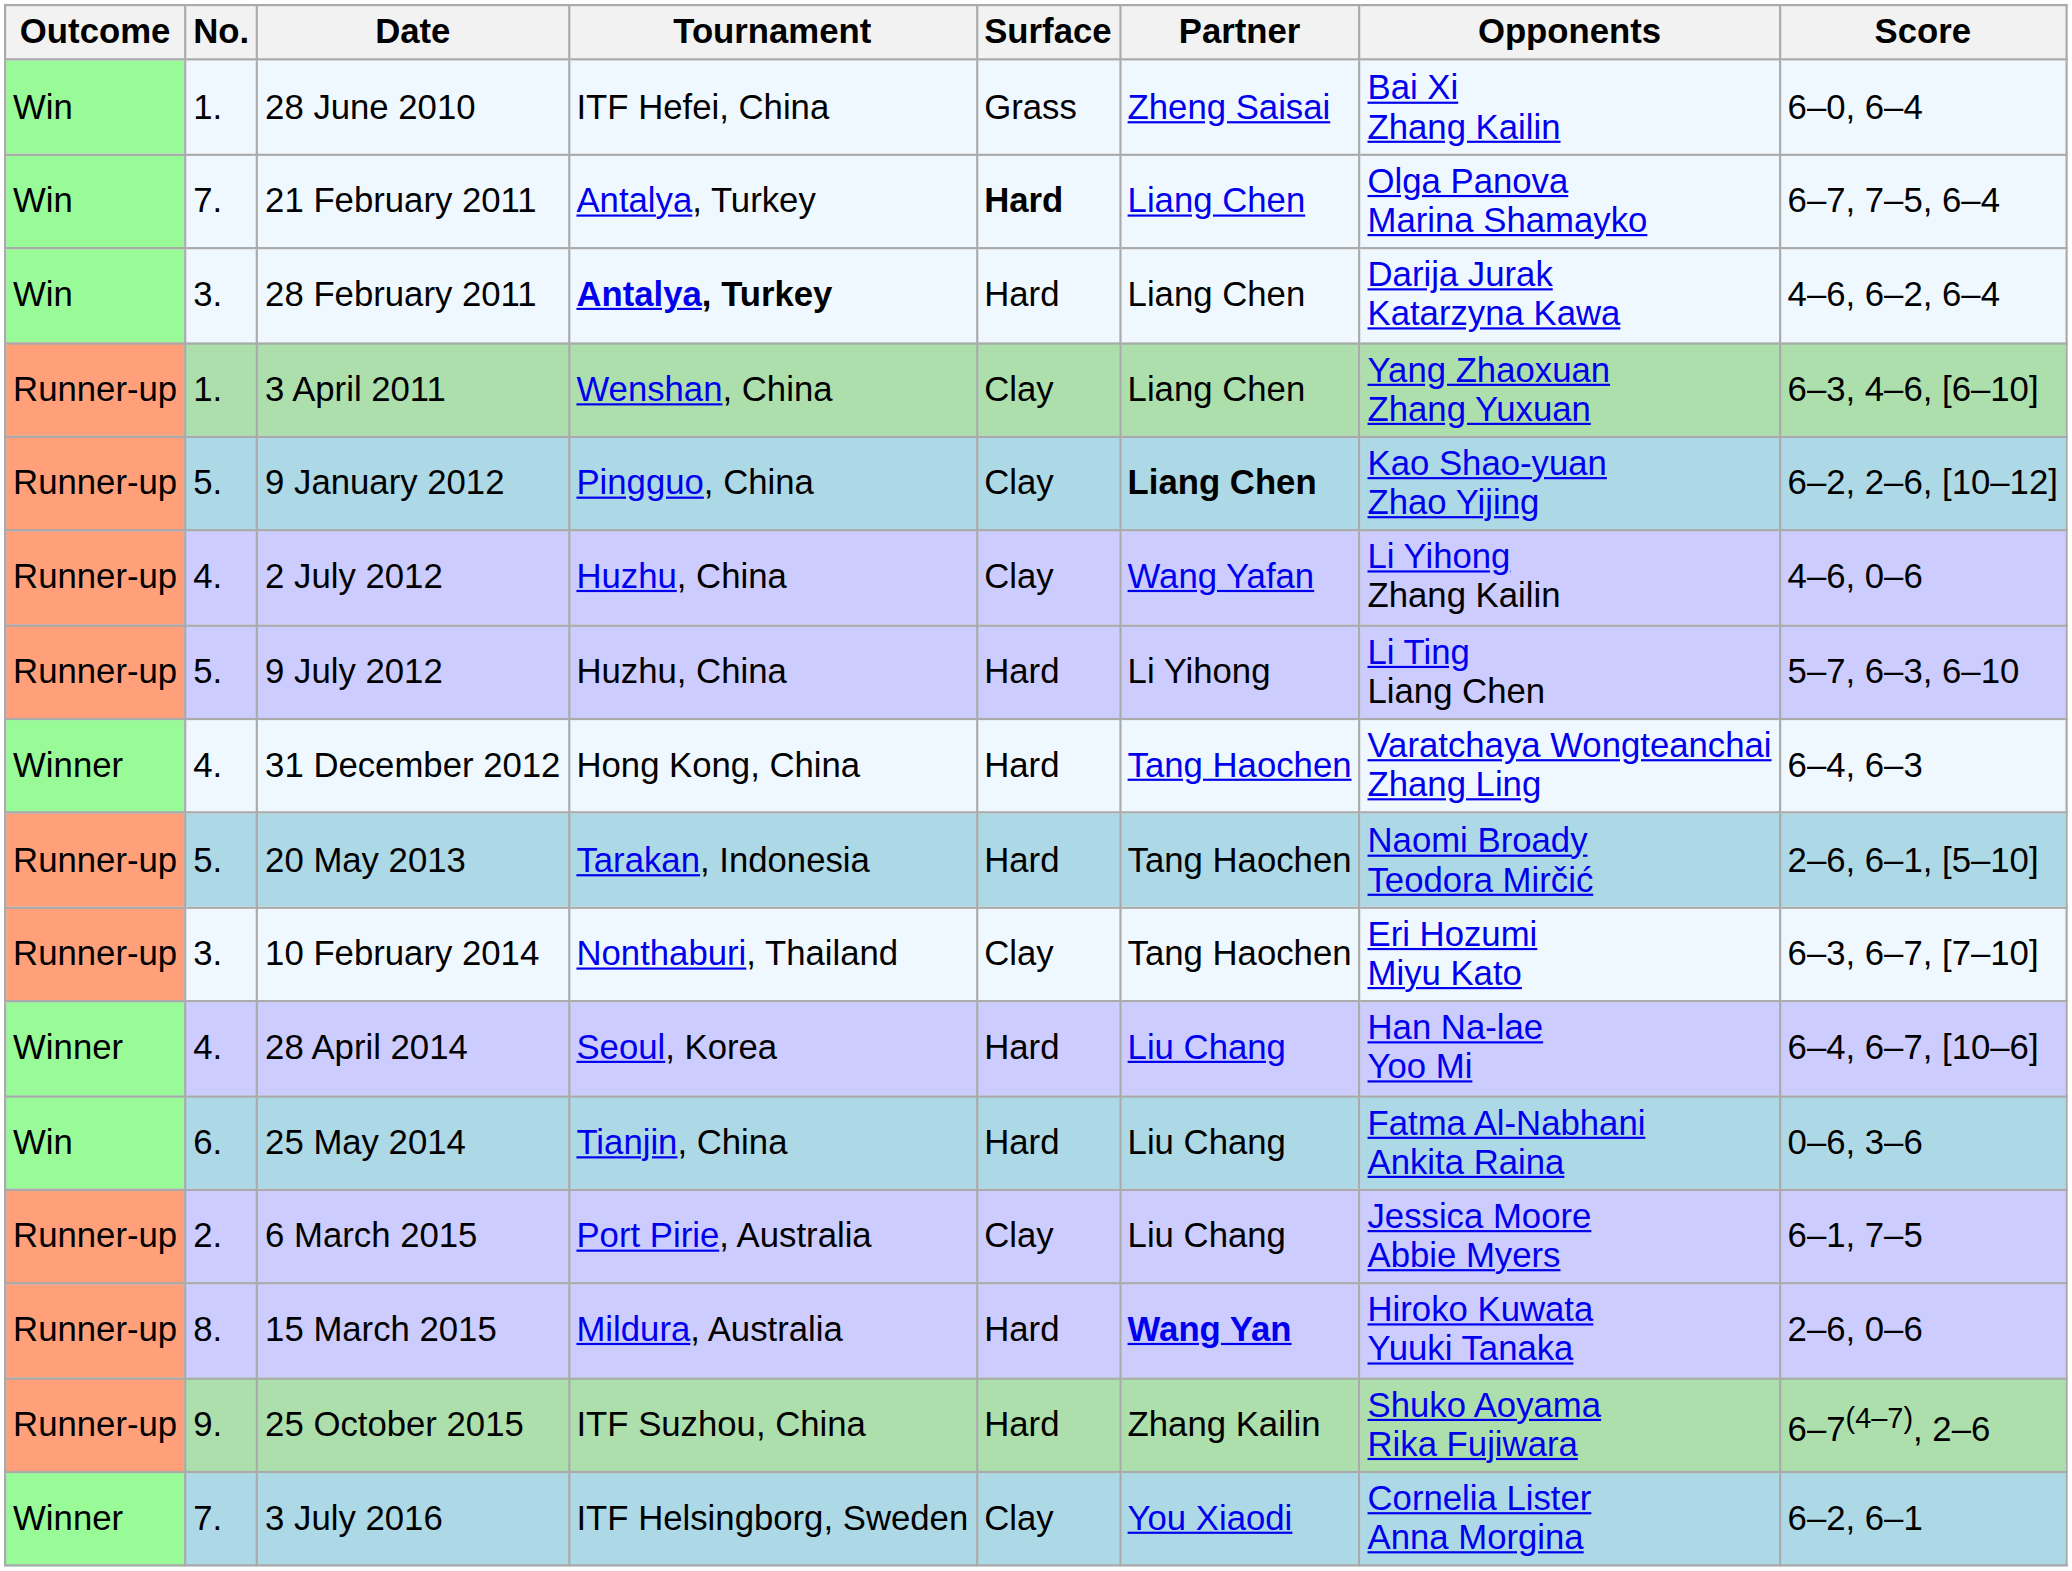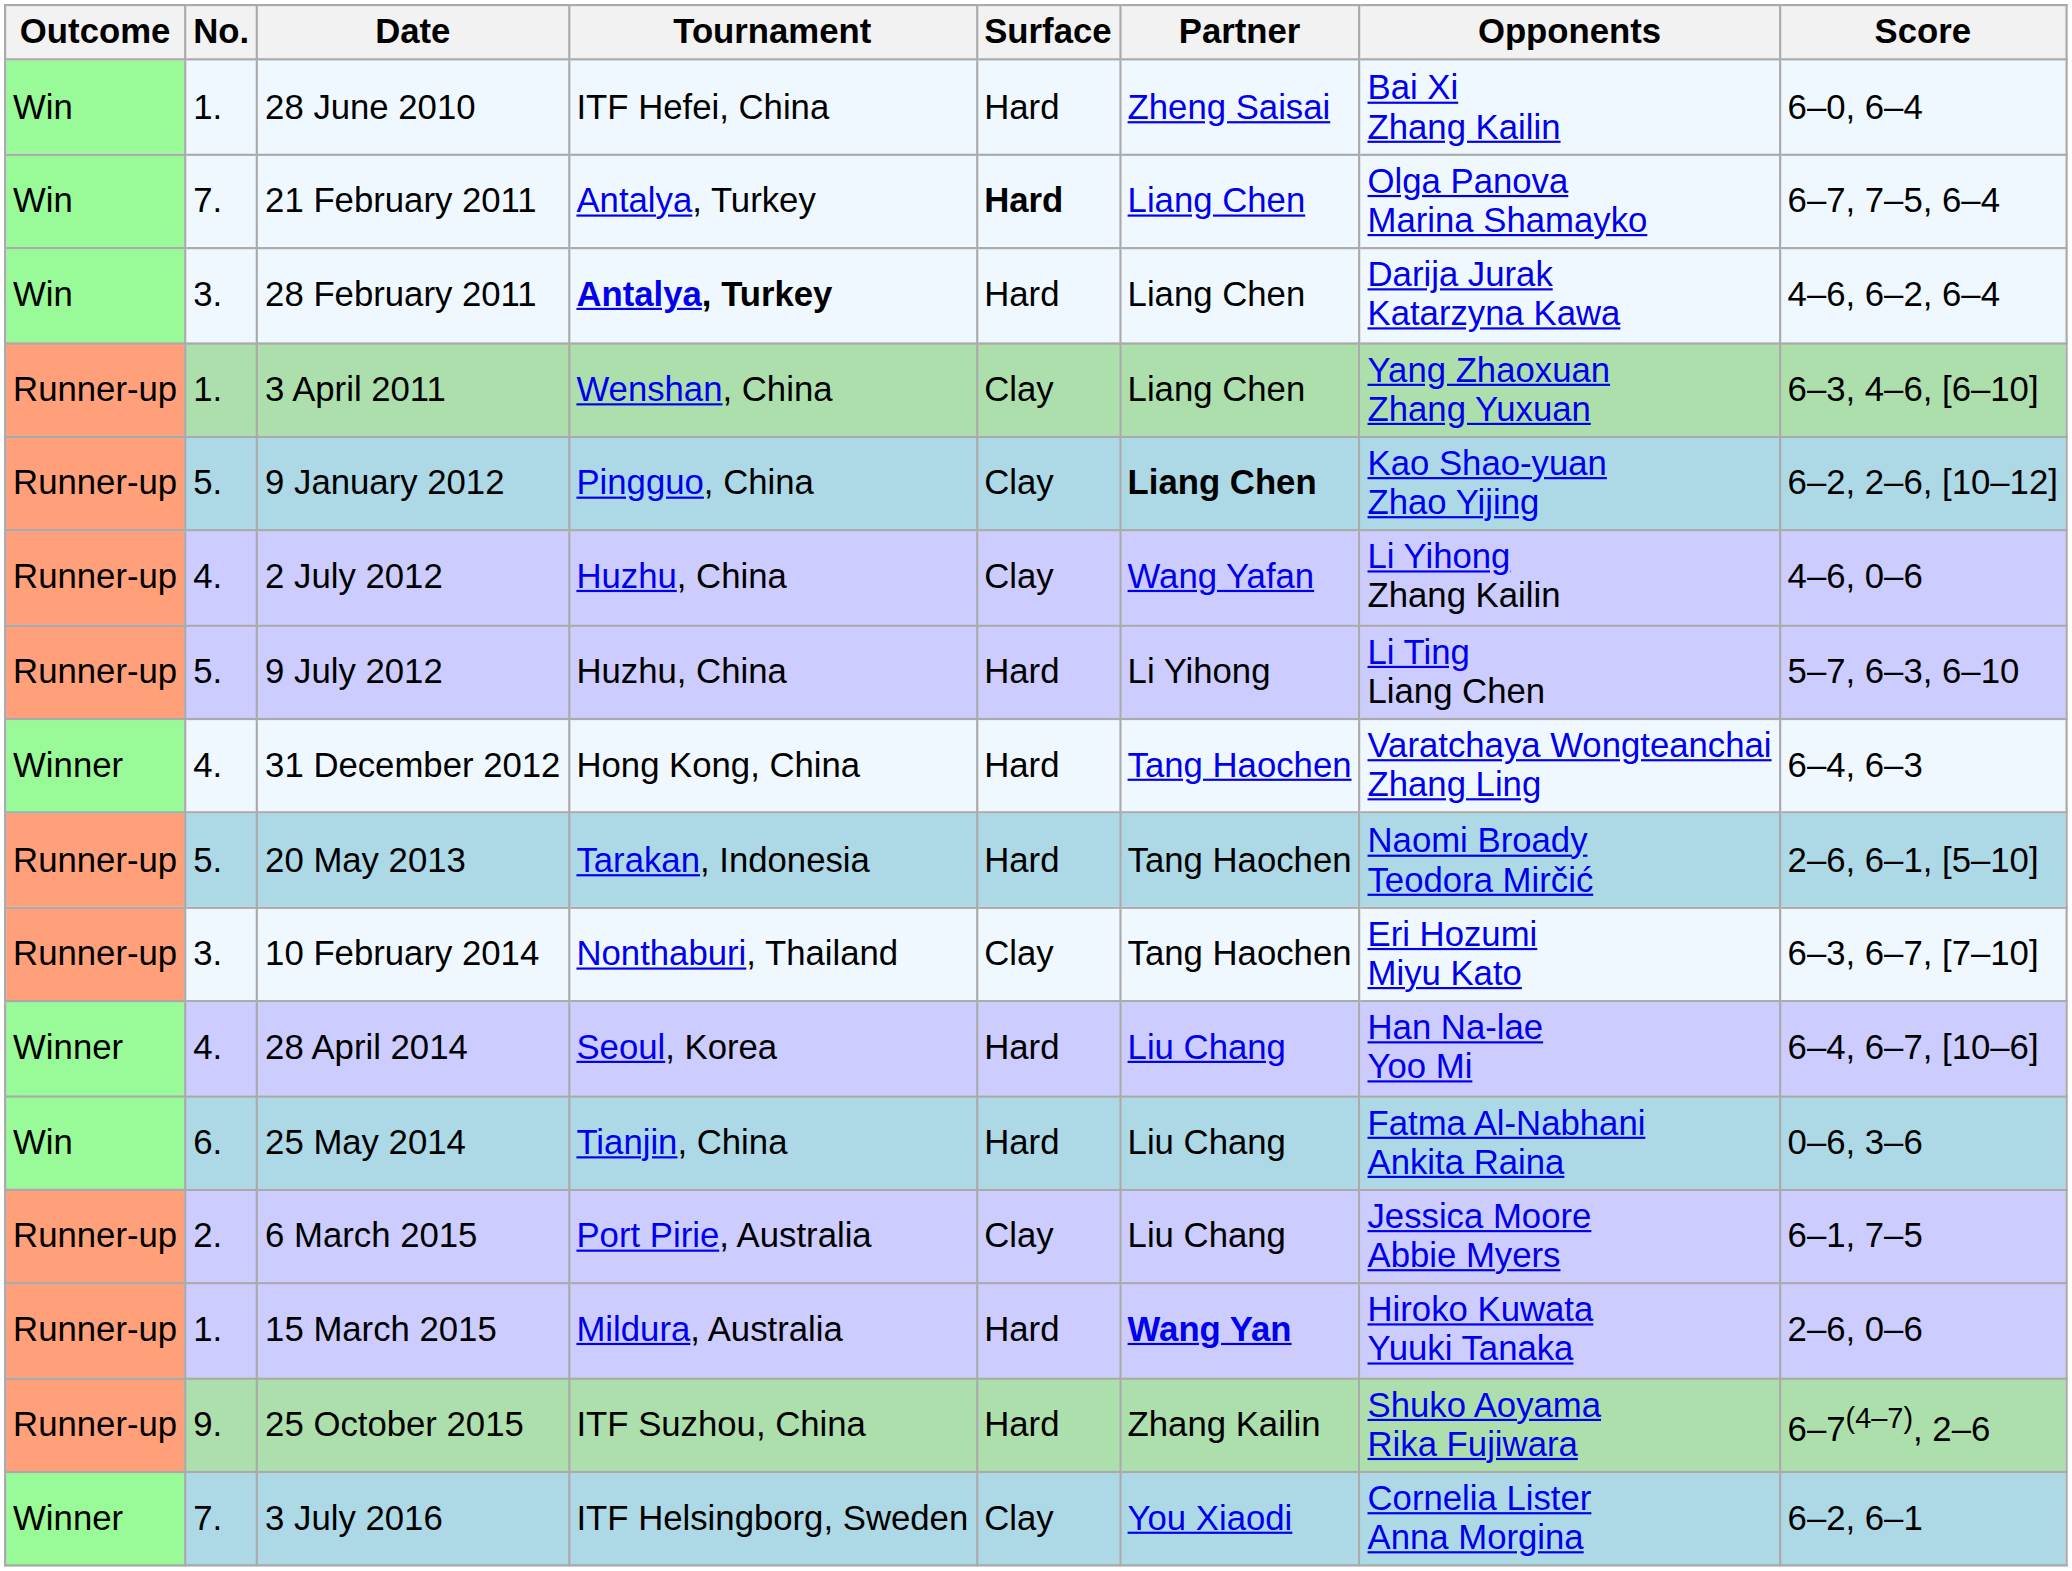(1030, 106) Grass -> (1022, 106) Hard
(208, 1330) 8. -> (208, 1330) 1.
